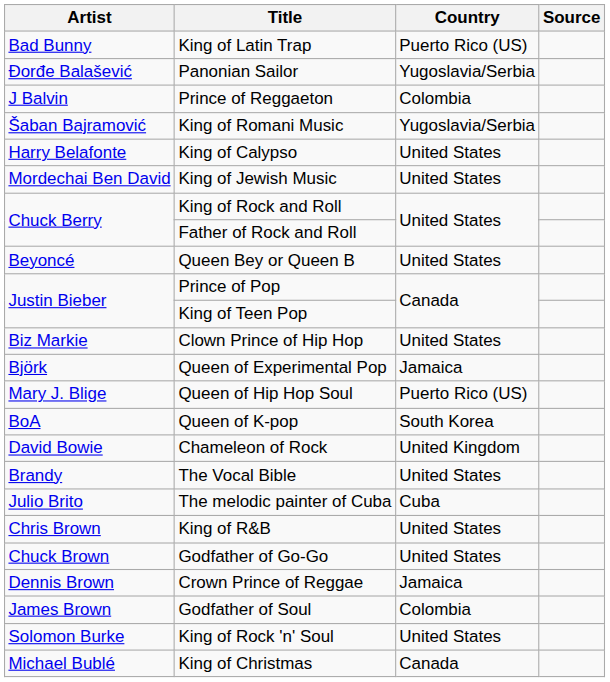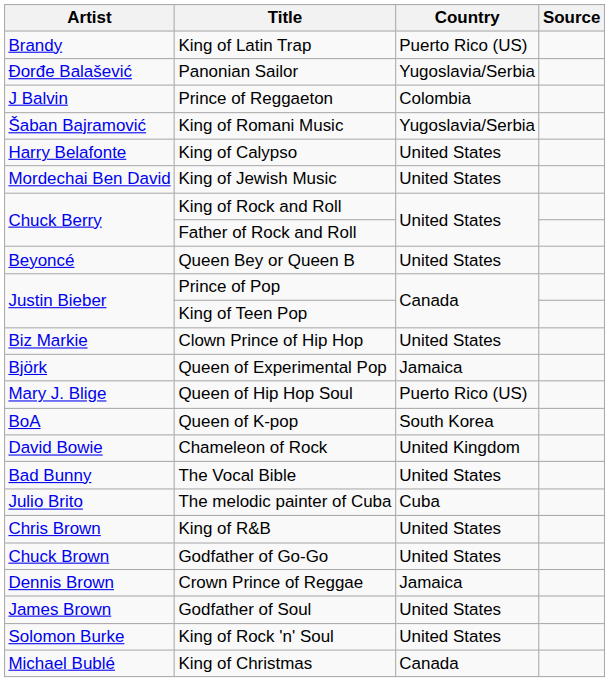(50, 44) Bad Bunny -> (35, 44) Brandy
(35, 475) Brandy -> (50, 475) Bad Bunny
(435, 609) Colombia -> (450, 609) United States
